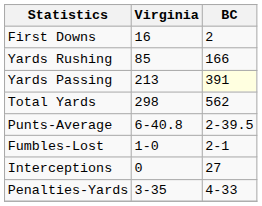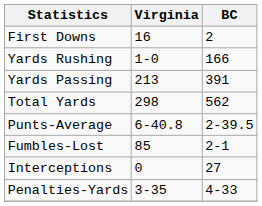(143, 59) 85 -> (147, 59) 1-0
(217, 81) lightyellow background -> (217, 81) no background
(147, 146) 1-0 -> (143, 146) 85
